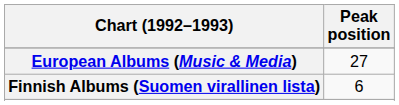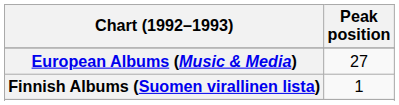(359, 86) 6 -> (359, 86) 1
